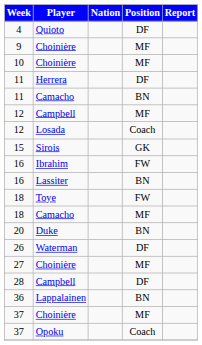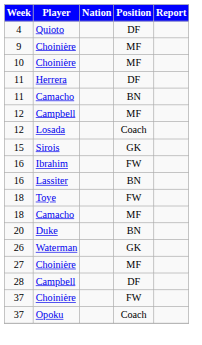(142, 248) DF -> (134, 248) GK
- row: (19, 298)
(142, 315) MF -> (134, 298) FW
